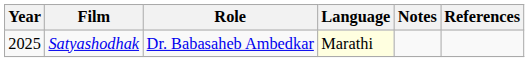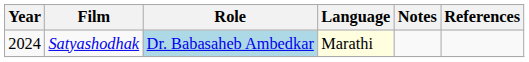(25, 43) 2025 -> (25, 43) 2024
(230, 43) no background -> (230, 43) lightblue background
